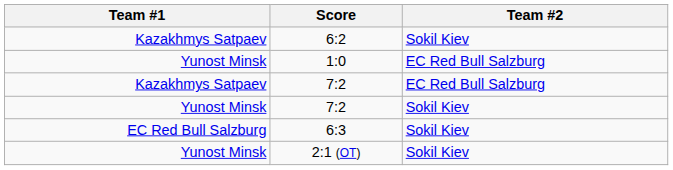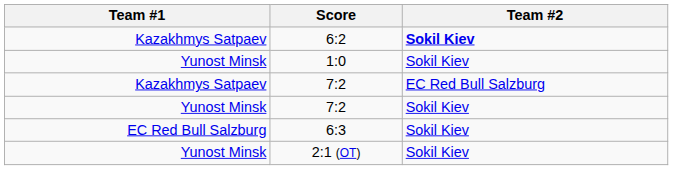(437, 38) normal -> (440, 38) bold
(475, 61) EC Red Bull Salzburg -> (437, 61) Sokil Kiev
